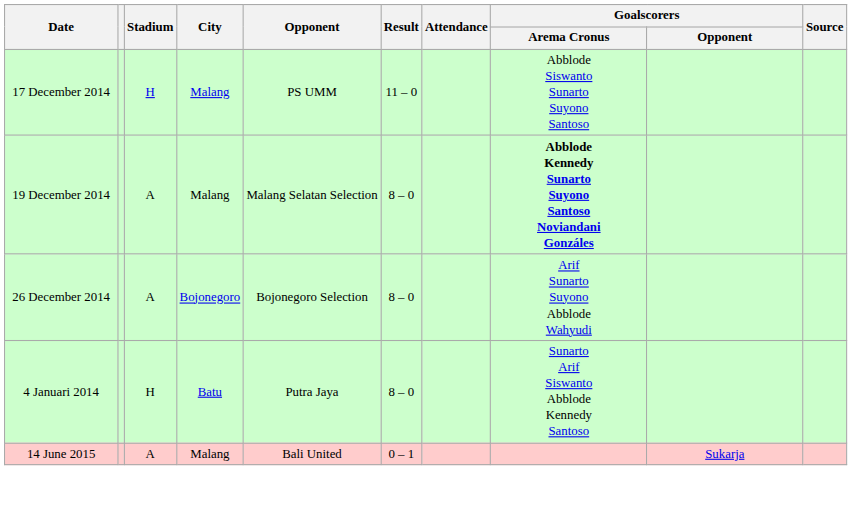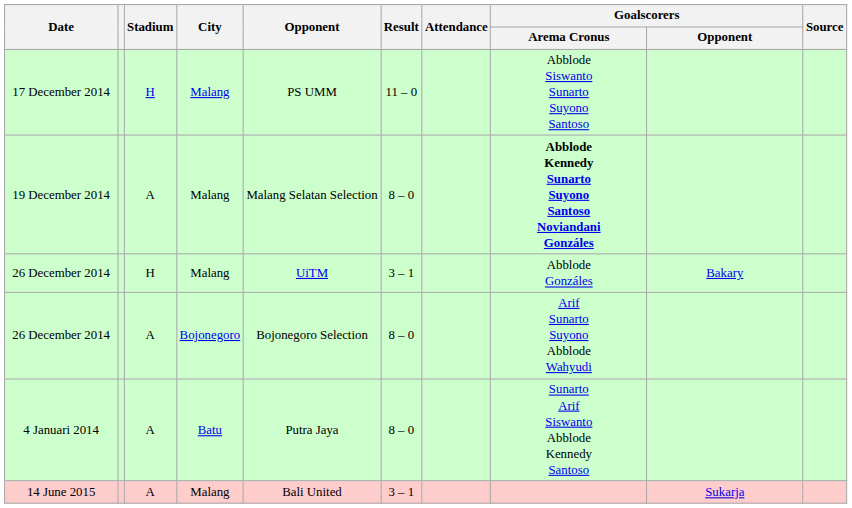+ row: (61, 273)
(150, 391) H -> (150, 429) A
(401, 453) 0 – 1 -> (401, 492) 3 – 1
